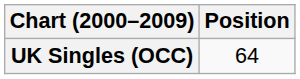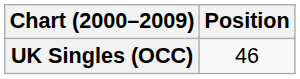(247, 55) 64 -> (247, 55) 46
